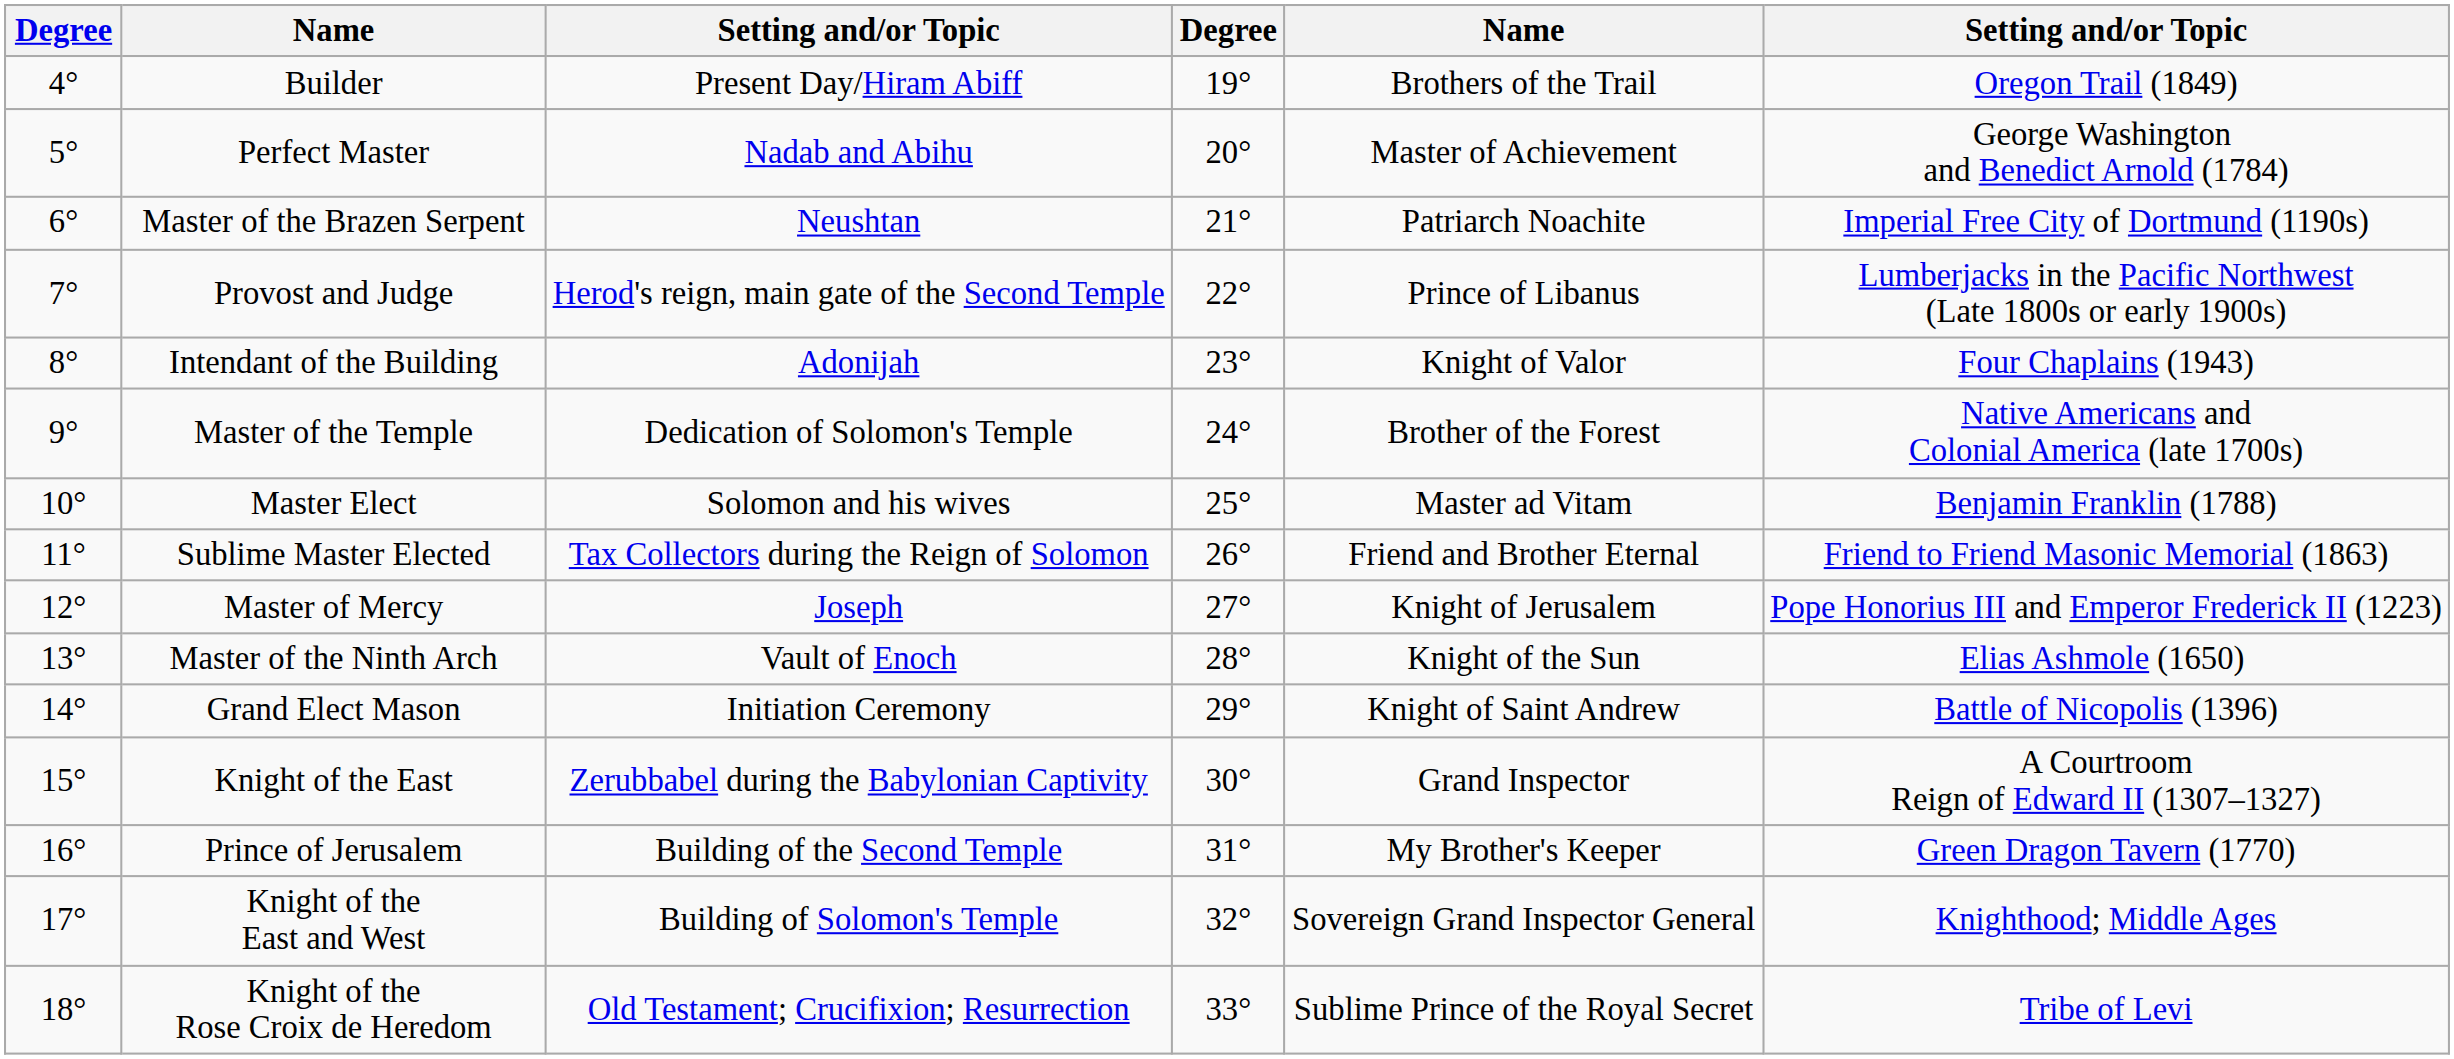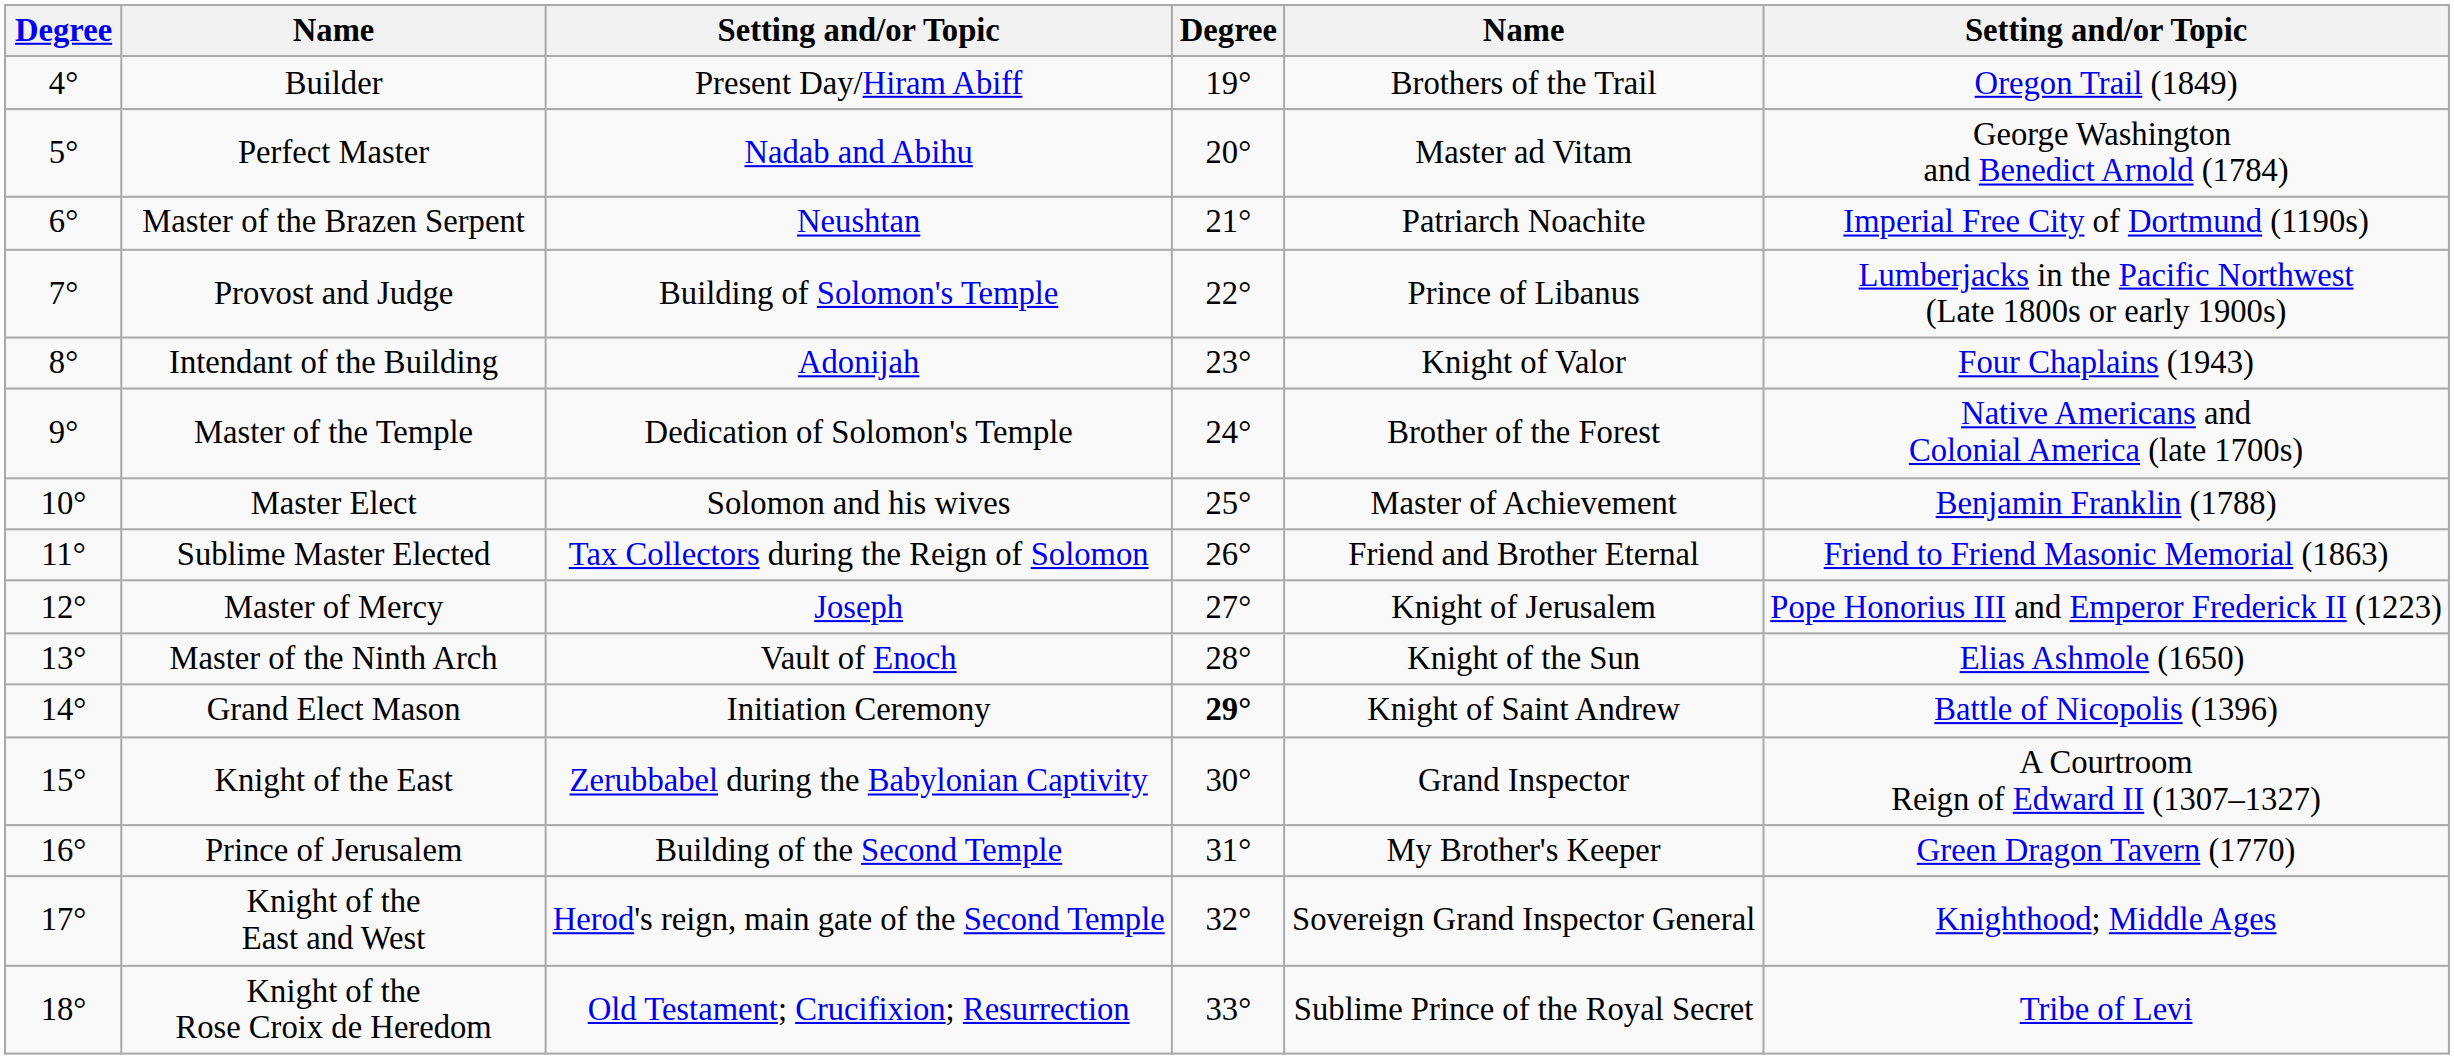(1524, 152) Master of Achievement -> (1524, 152) Master ad Vitam
(859, 292) Herod's reign, main gate of the Second Temple -> (859, 292) Building of Solomon's Temple
(1524, 502) Master ad Vitam -> (1524, 502) Master of Achievement
(1228, 709) normal -> (1228, 709) bold
(859, 920) Building of Solomon's Temple -> (859, 920) Herod's reign, main gate of the Second Temple
